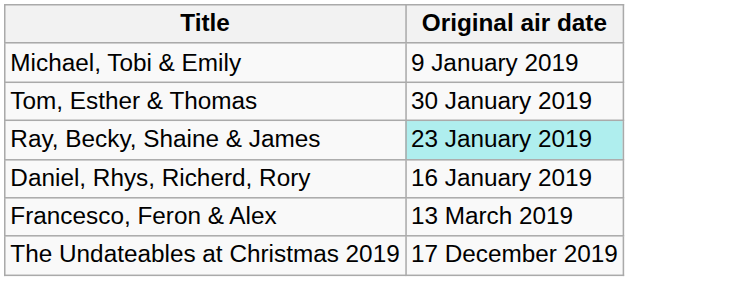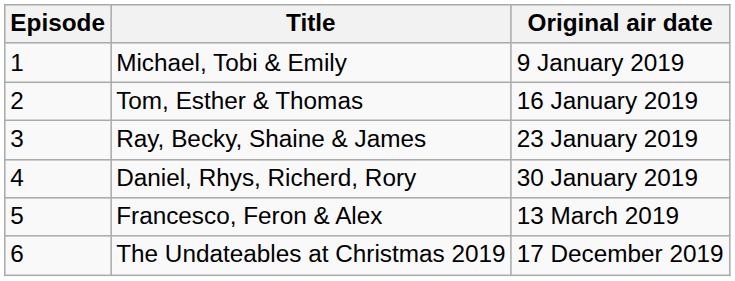+ column: (58, 23)
(502, 100) 30 January 2019 -> (607, 100) 16 January 2019
(502, 139) paleturquoise background -> (607, 139) no background
(502, 178) 16 January 2019 -> (607, 178) 30 January 2019
